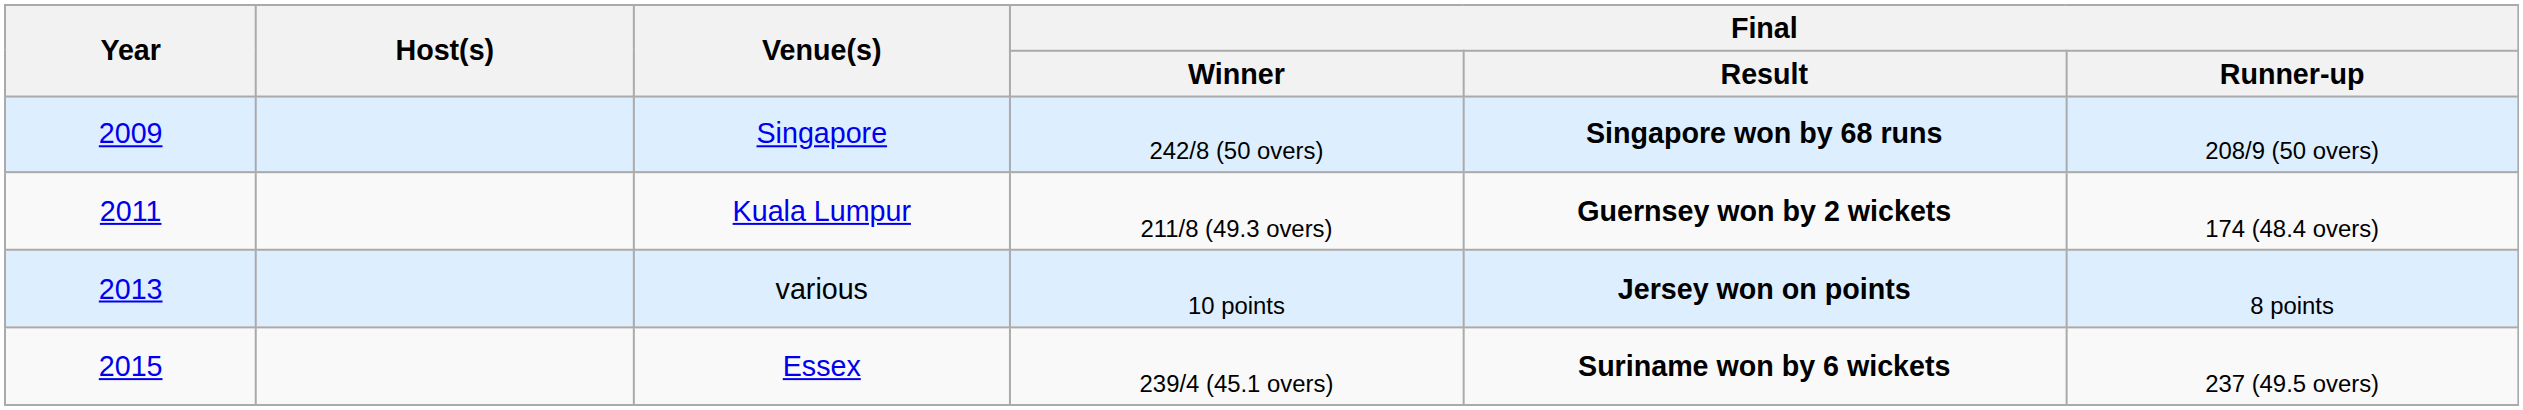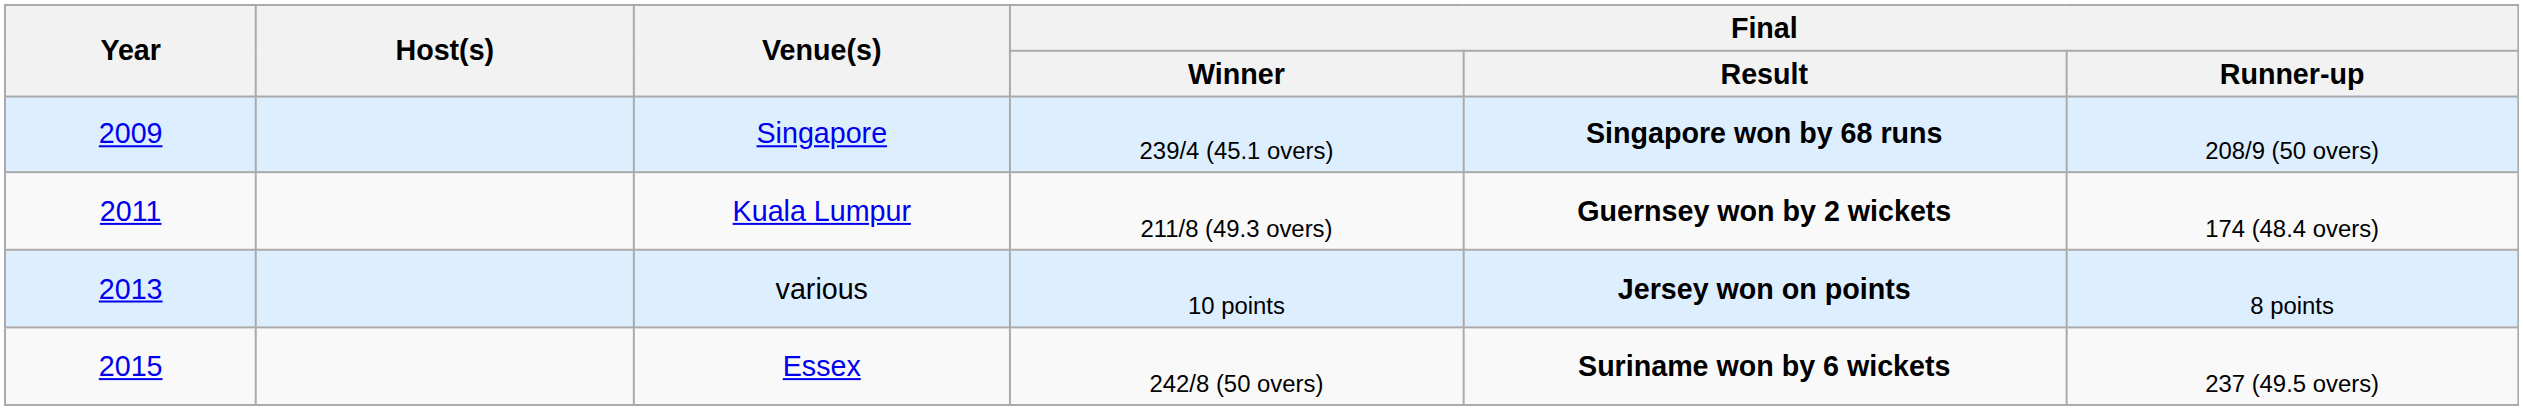(1236, 152) 242/8 (50 overs) -> (1236, 152) 239/4 (45.1 overs)
(1236, 384) 239/4 (45.1 overs) -> (1236, 384) 242/8 (50 overs)
